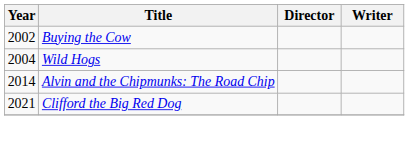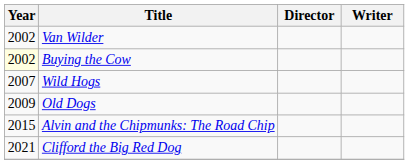+ row: (73, 37)
(22, 37) no background -> (22, 59) lightyellow background
(22, 59) 2004 -> (22, 81) 2007
+ row: (69, 103)
(22, 81) 2014 -> (22, 125) 2015
